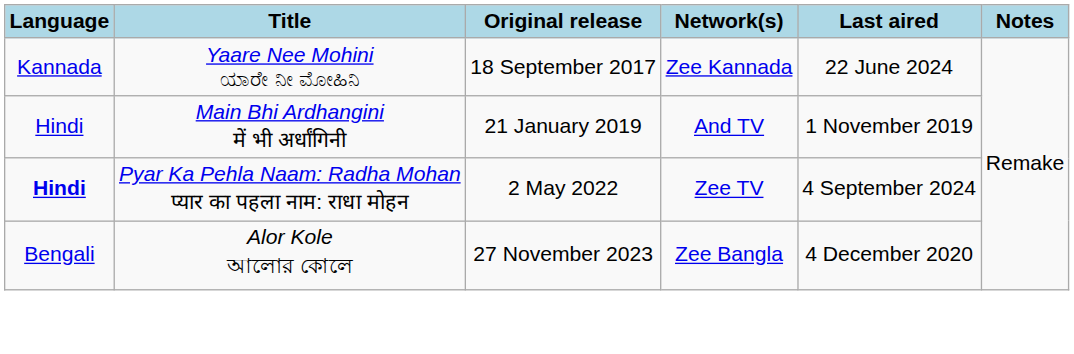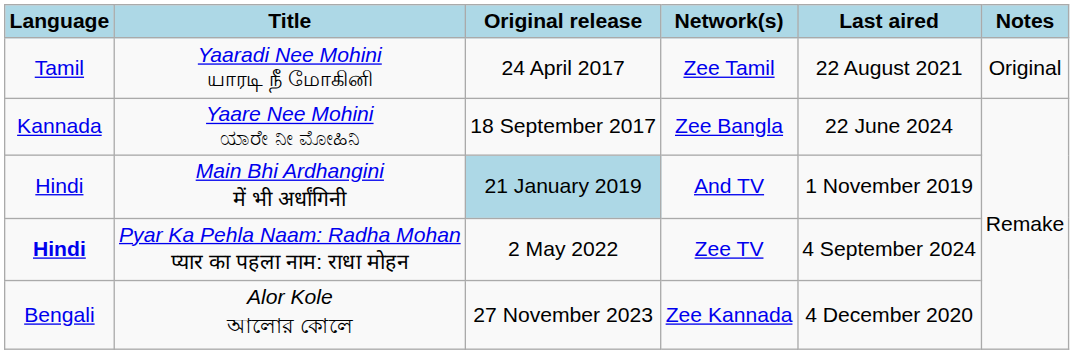+ row: (290, 66)
(729, 66) Zee Kannada -> (729, 126) Zee Bangla
(563, 126) no background -> (563, 186) lightblue background
(729, 254) Zee Bangla -> (729, 314) Zee Kannada
